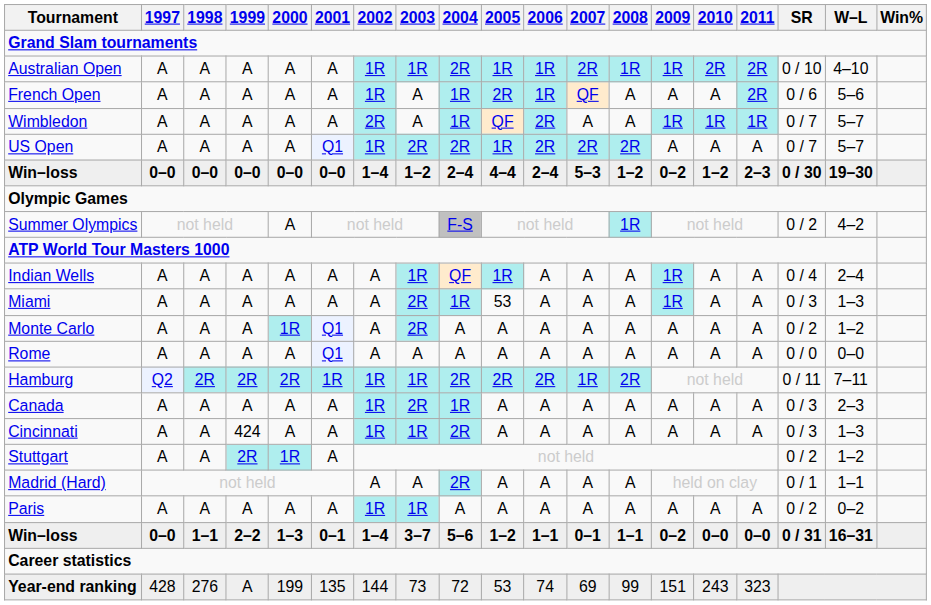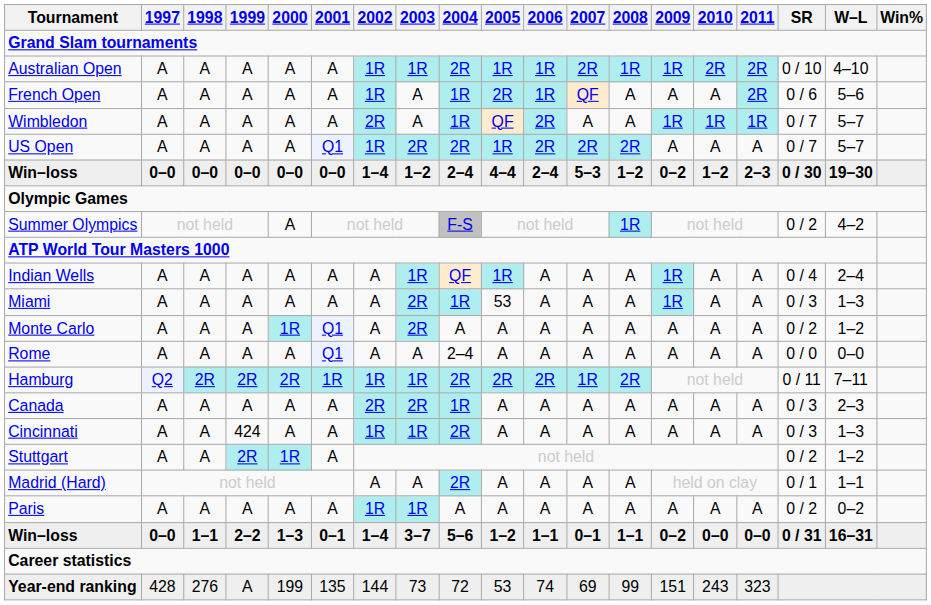(460, 354) A -> (460, 354) 2–4
(375, 405) 1R -> (375, 405) 2R
